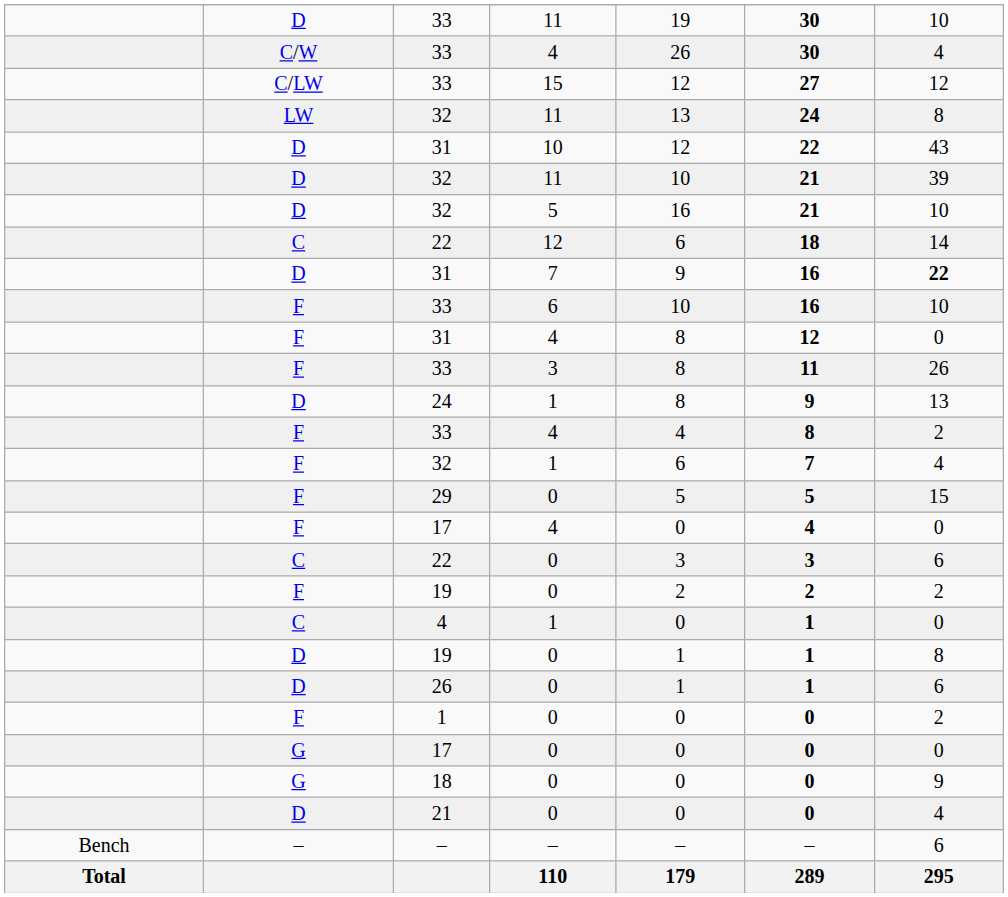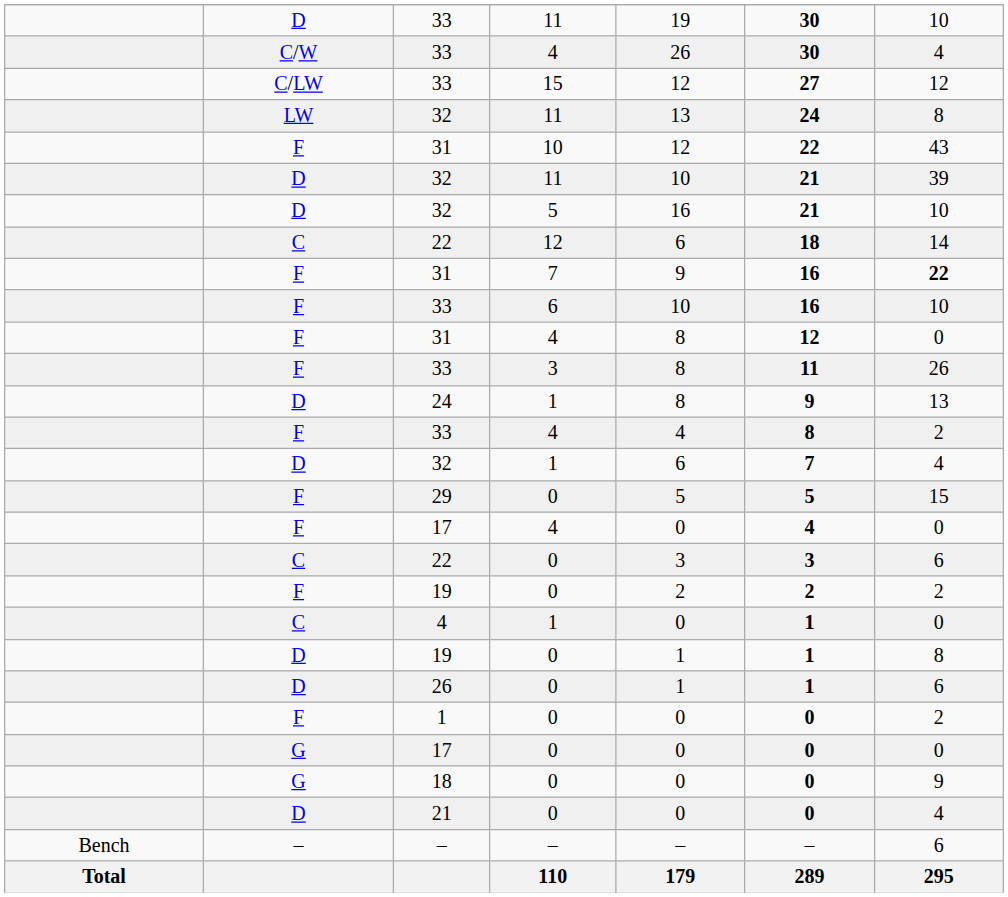(299, 147) D -> (299, 147) F
(299, 274) D -> (299, 274) F
(299, 464) F -> (299, 464) D
